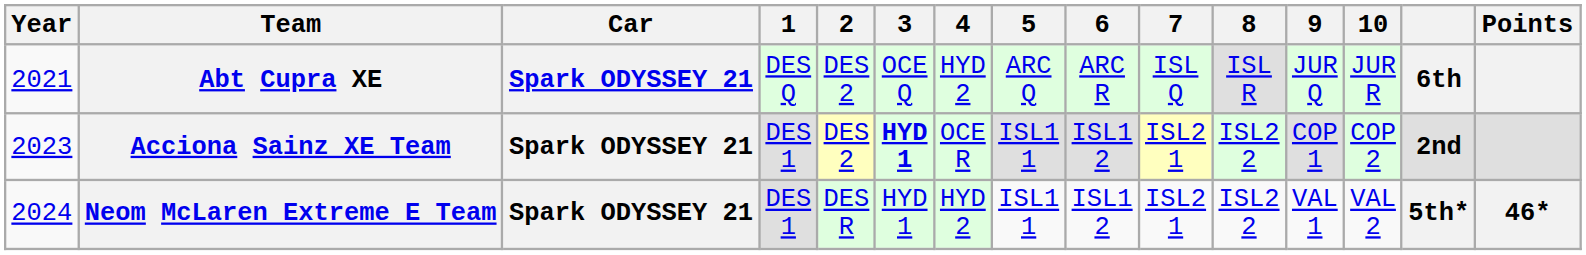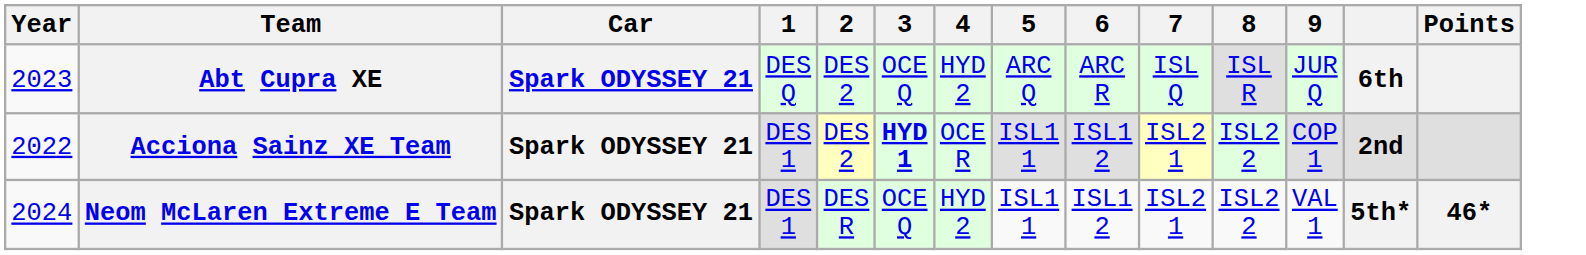- column: (1373, 25)
(42, 79) 2021 -> (42, 79) 2023
(42, 147) 2023 -> (42, 147) 2022
(905, 214) HYD 1 -> (905, 214) OCE Q
